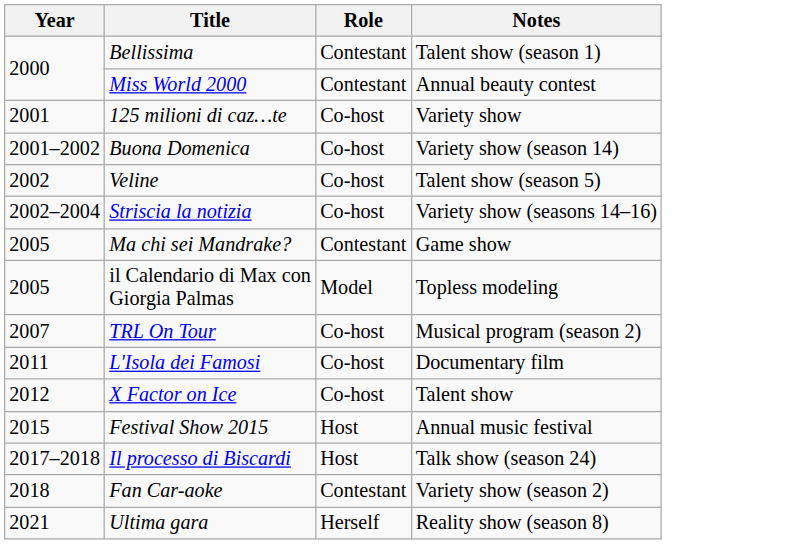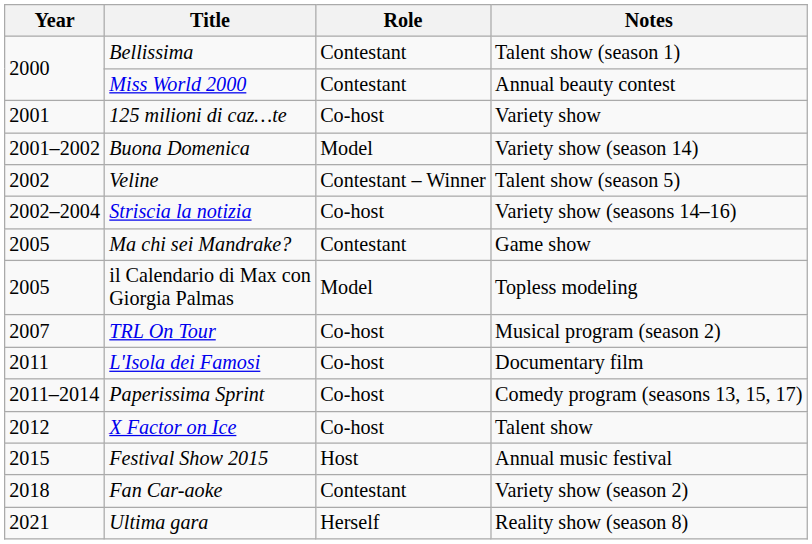(352, 148) Co-host -> (346, 148) Model
(352, 180) Co-host -> (403, 180) Contestant – Winner
+ row: (187, 394)
- row: (200, 458)
